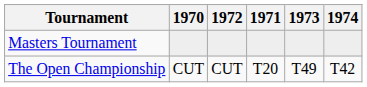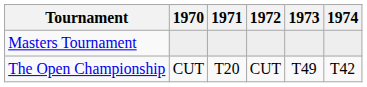columns swapped: (265, 17) <-> (227, 17)
